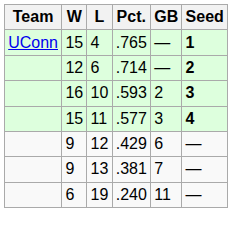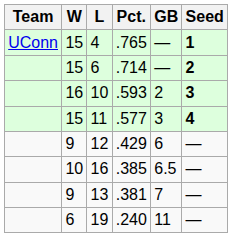(74, 67) 12 -> (74, 67) 15
+ row: (131, 169)
